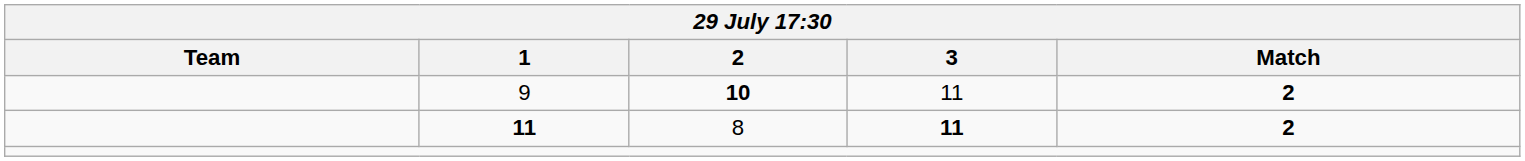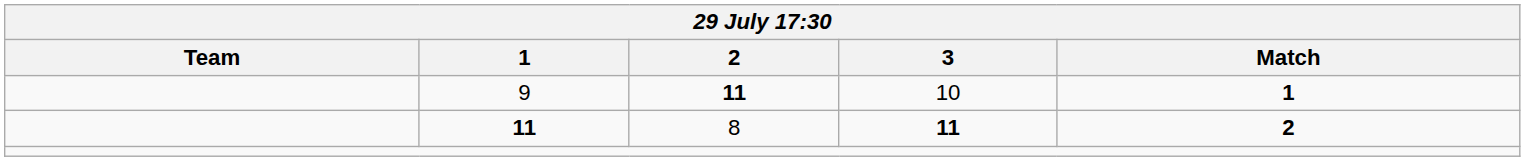(738, 92) 10 -> (734, 92) 11
(952, 92) 11 -> (948, 92) 10
(1288, 92) 2 -> (1288, 92) 1
